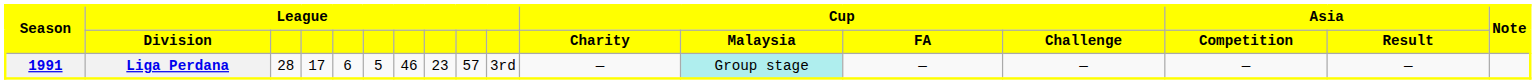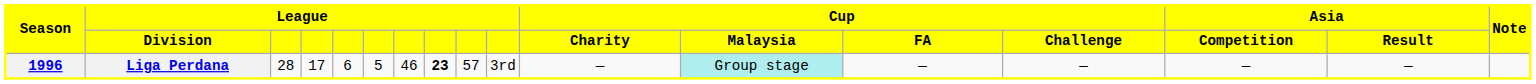(45, 65) 1991 -> (45, 65) 1996
(440, 65) normal -> (440, 65) bold
